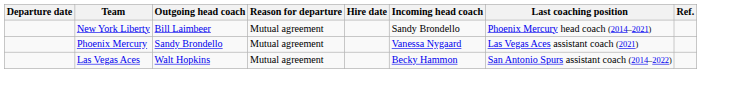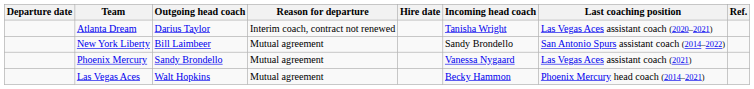+ row: (107, 28)
(570, 28) Phoenix Mercury head coach (2014–2021) -> (633, 44) San Antonio Spurs assistant coach (2014–2022)
(580, 60) San Antonio Spurs assistant coach (2014–2022) -> (623, 76) Phoenix Mercury head coach (2014–2021)
